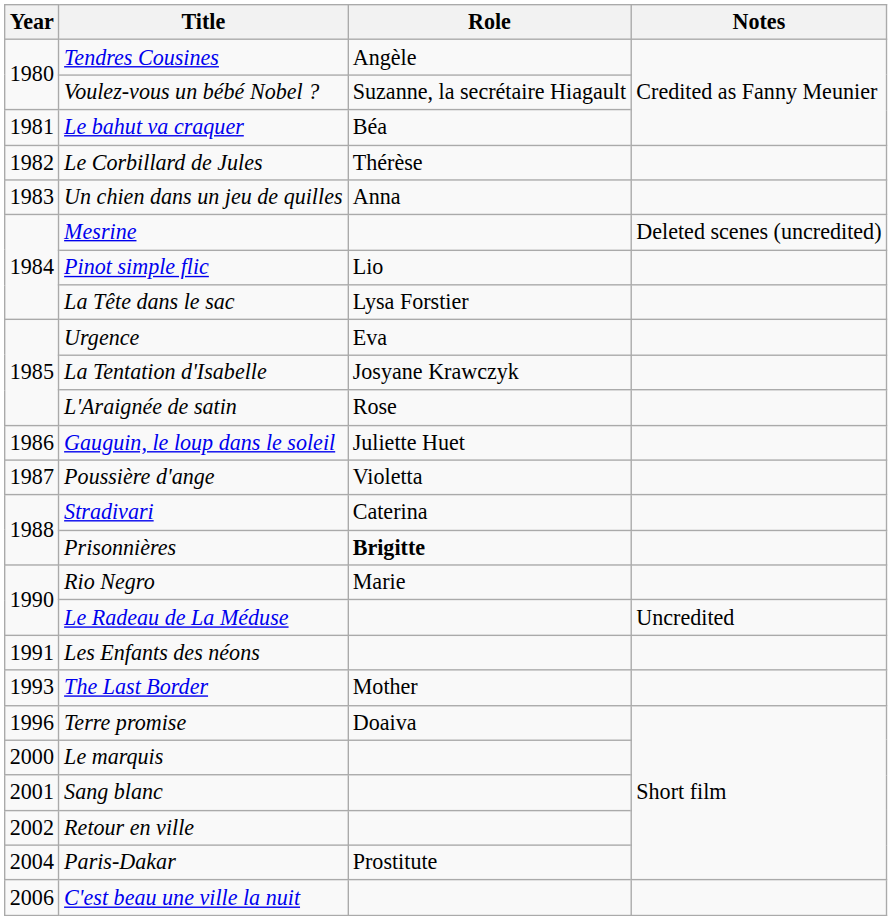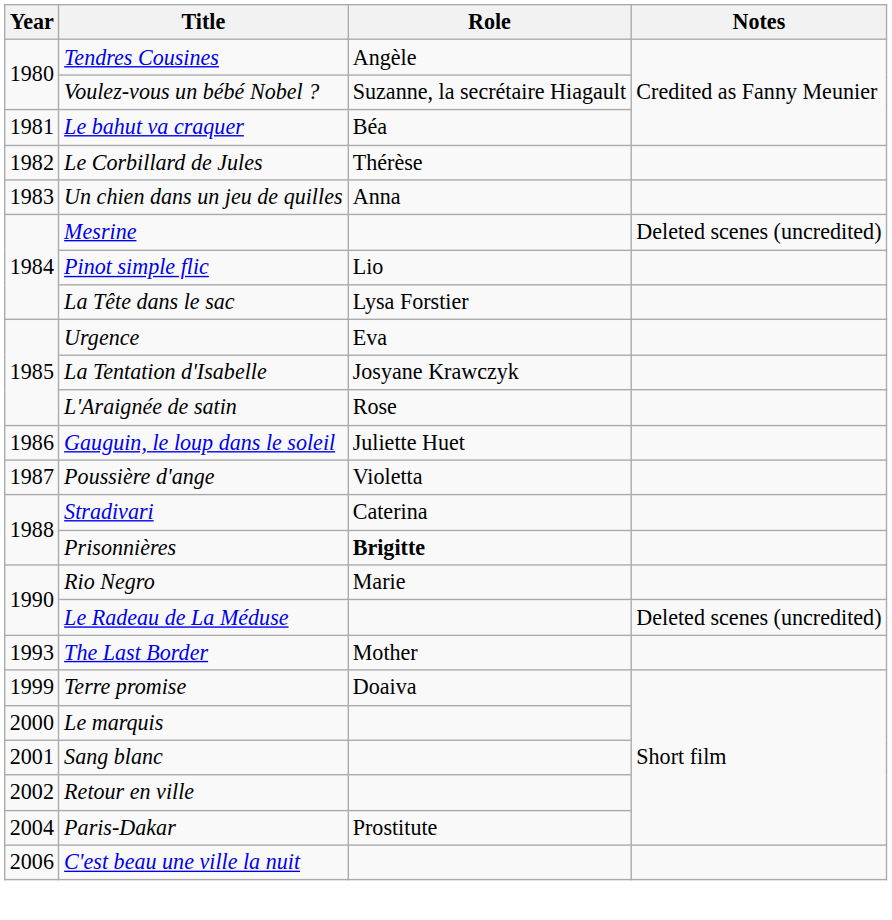(685, 617) Uncredited -> (759, 617) Deleted scenes (uncredited)
- row: (162, 652)
(32, 722) 1996 -> (32, 687) 1999
